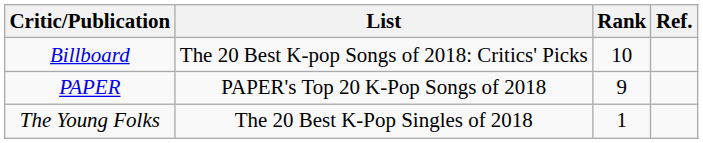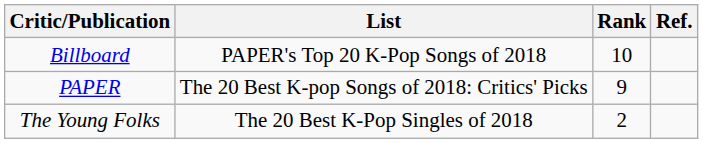(384, 54) The 20 Best K-pop Songs of 2018: Critics' Picks -> (384, 54) PAPER's Top 20 K-Pop Songs of 2018
(384, 87) PAPER's Top 20 K-Pop Songs of 2018 -> (384, 87) The 20 Best K-pop Songs of 2018: Critics' Picks
(622, 120) 1 -> (622, 120) 2
